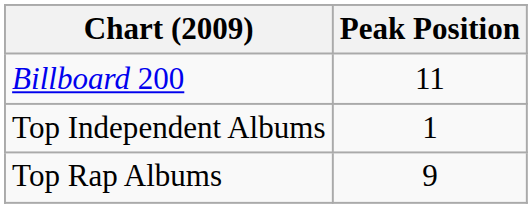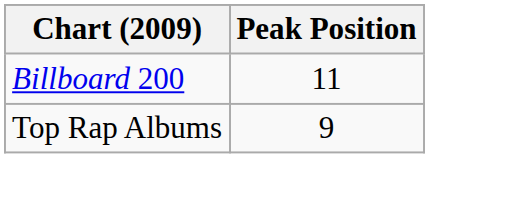- row: (169, 127)
